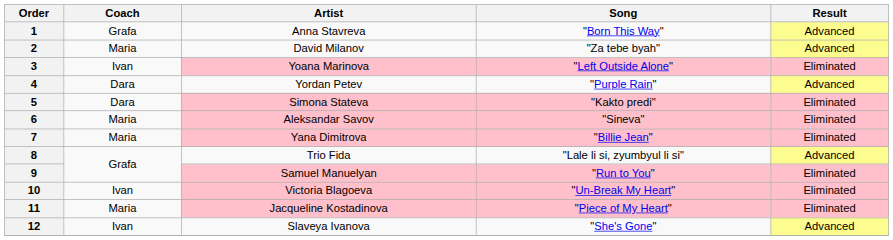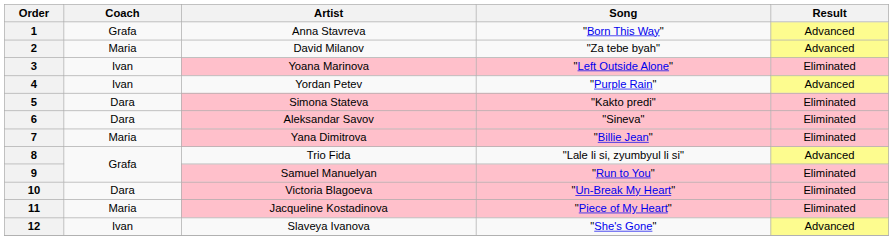(122, 84) Dara -> (122, 84) Ivan
(122, 119) Maria -> (122, 119) Dara
(122, 191) Ivan -> (122, 191) Dara
